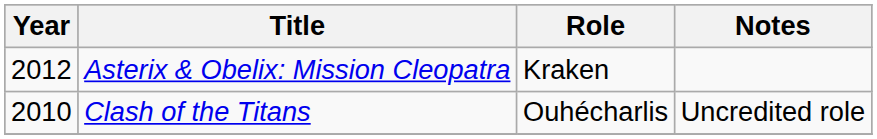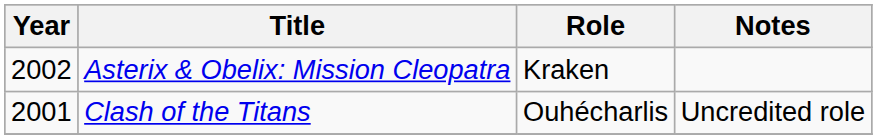(41, 69) 2012 -> (41, 69) 2002
(41, 112) 2010 -> (41, 112) 2001
